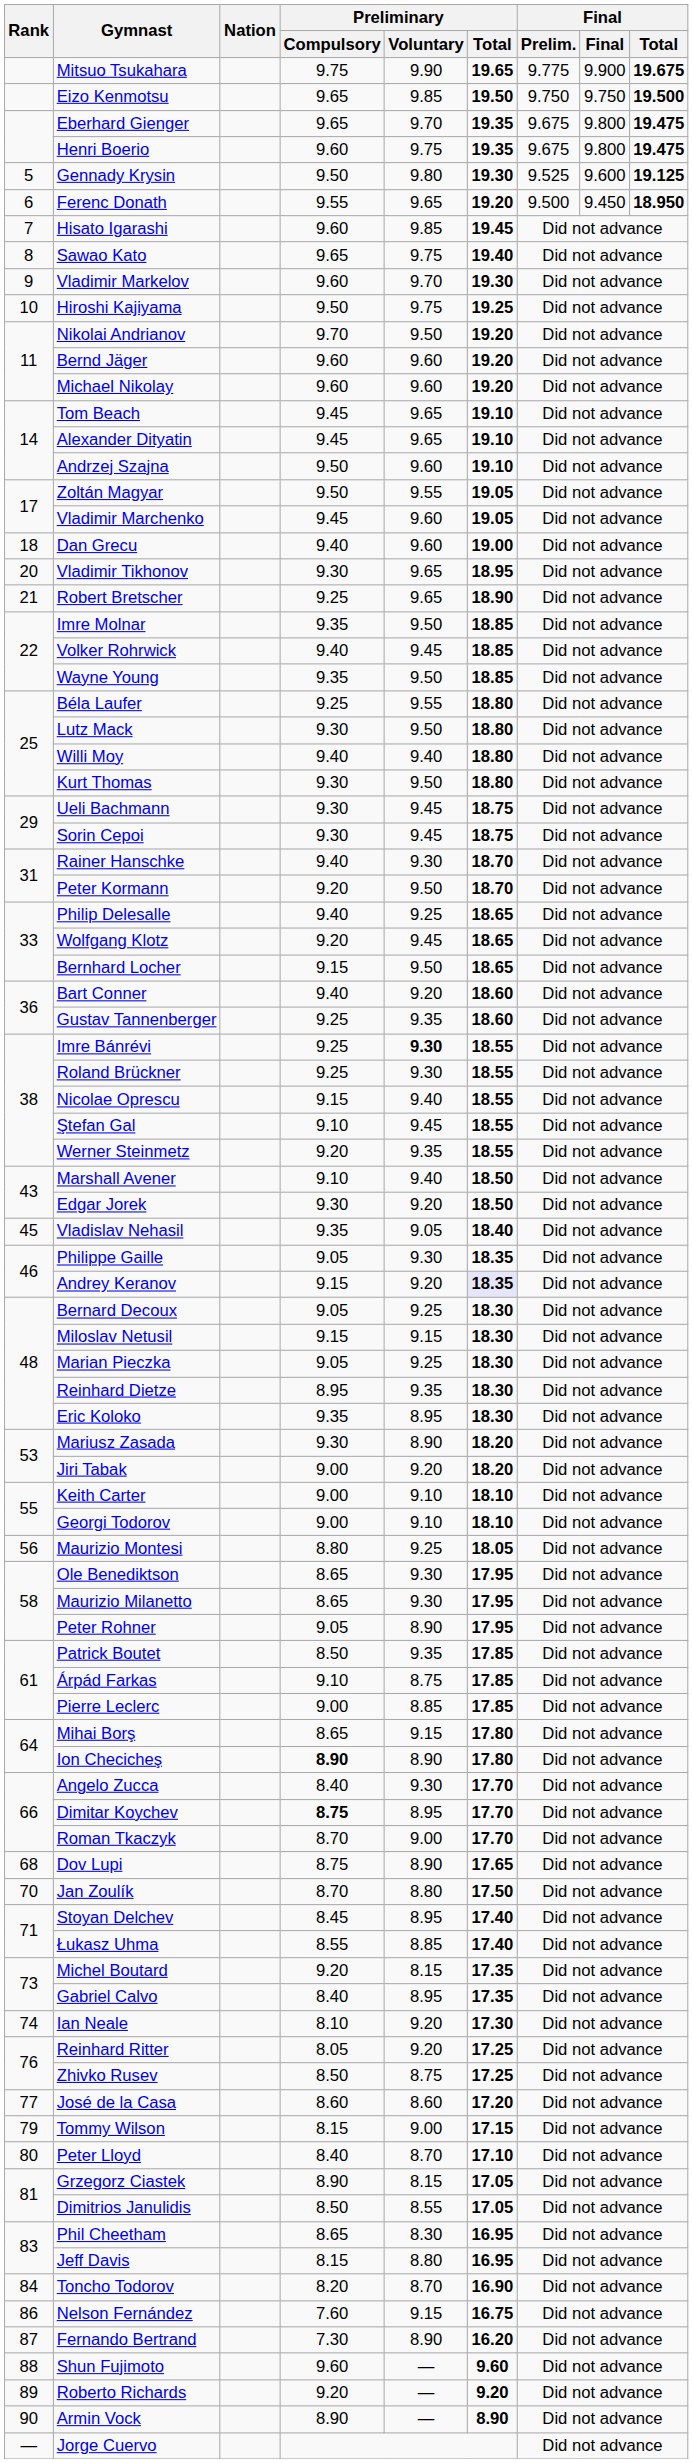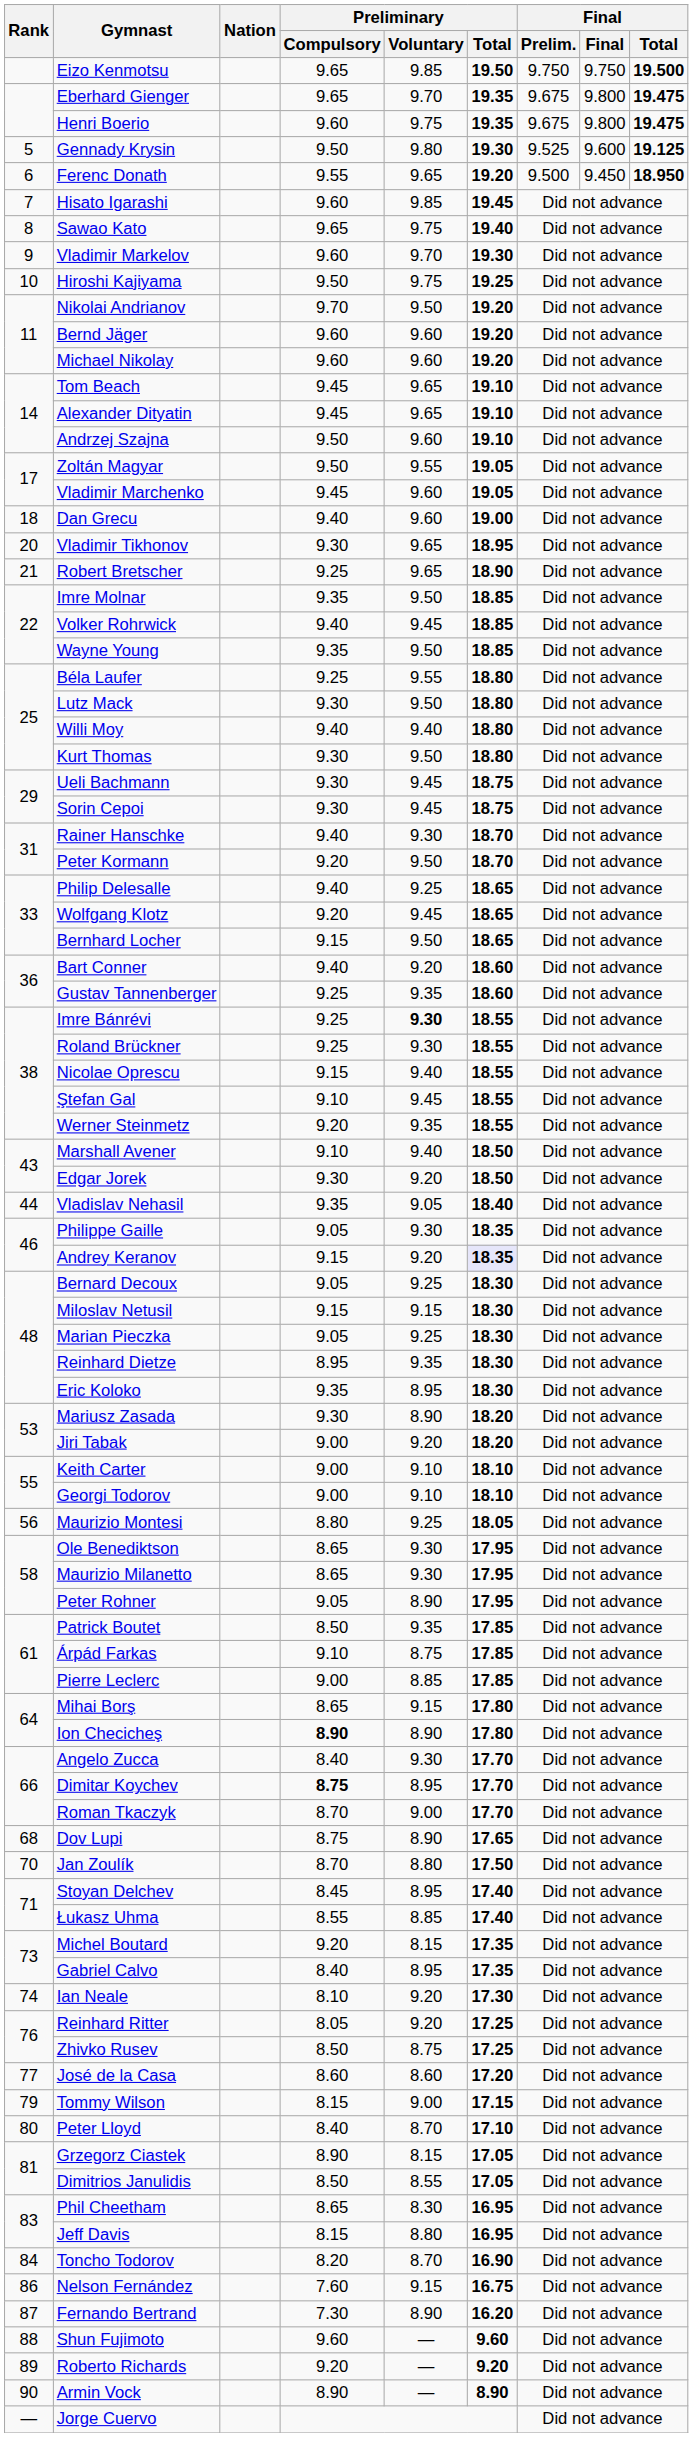- row: (122, 70)
(29, 1231) 45 -> (29, 1205) 44
